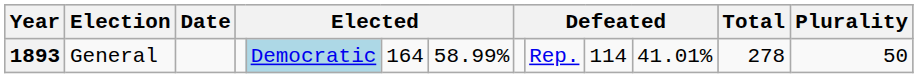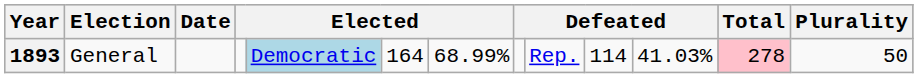(472, 56) 58.99% -> (472, 56) 68.99%
(675, 56) 41.01% -> (675, 56) 41.03%
(766, 56) no background -> (766, 56) pink background
